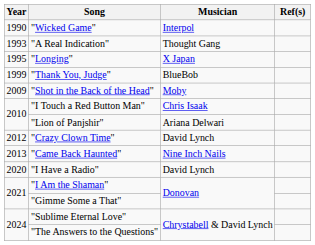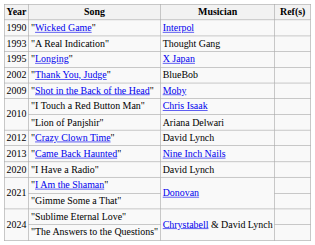(17, 75) 1999 -> (17, 75) 2002
